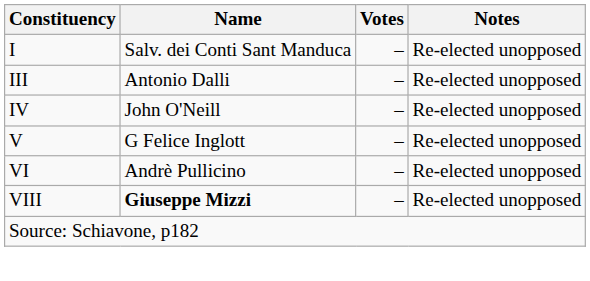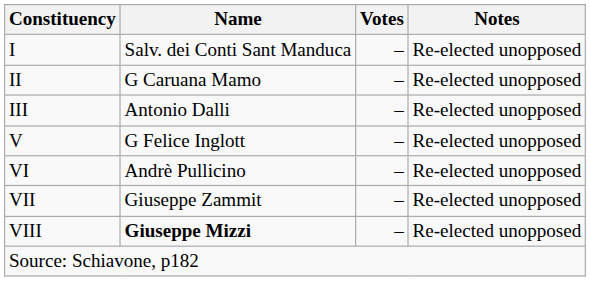+ row: (15, 79)
- row: (19, 110)
+ row: (22, 200)
